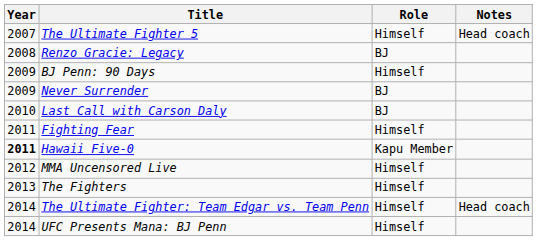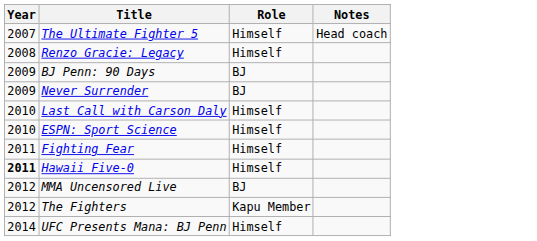(382, 53) BJ -> (257, 53) Himself
(400, 72) Himself -> (239, 72) BJ
(382, 110) BJ -> (257, 110) Himself
+ row: (109, 130)
(414, 149) Kapu Member -> (257, 168) Himself
(400, 168) Himself -> (239, 188) BJ
(22, 188) 2013 -> (22, 207) 2012
(400, 188) Himself -> (271, 207) Kapu Member
- row: (205, 207)
